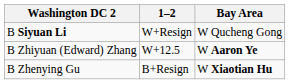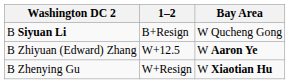(167, 32) W+Resign -> (165, 32) B+Resign
(165, 69) B+Resign -> (167, 69) W+Resign
